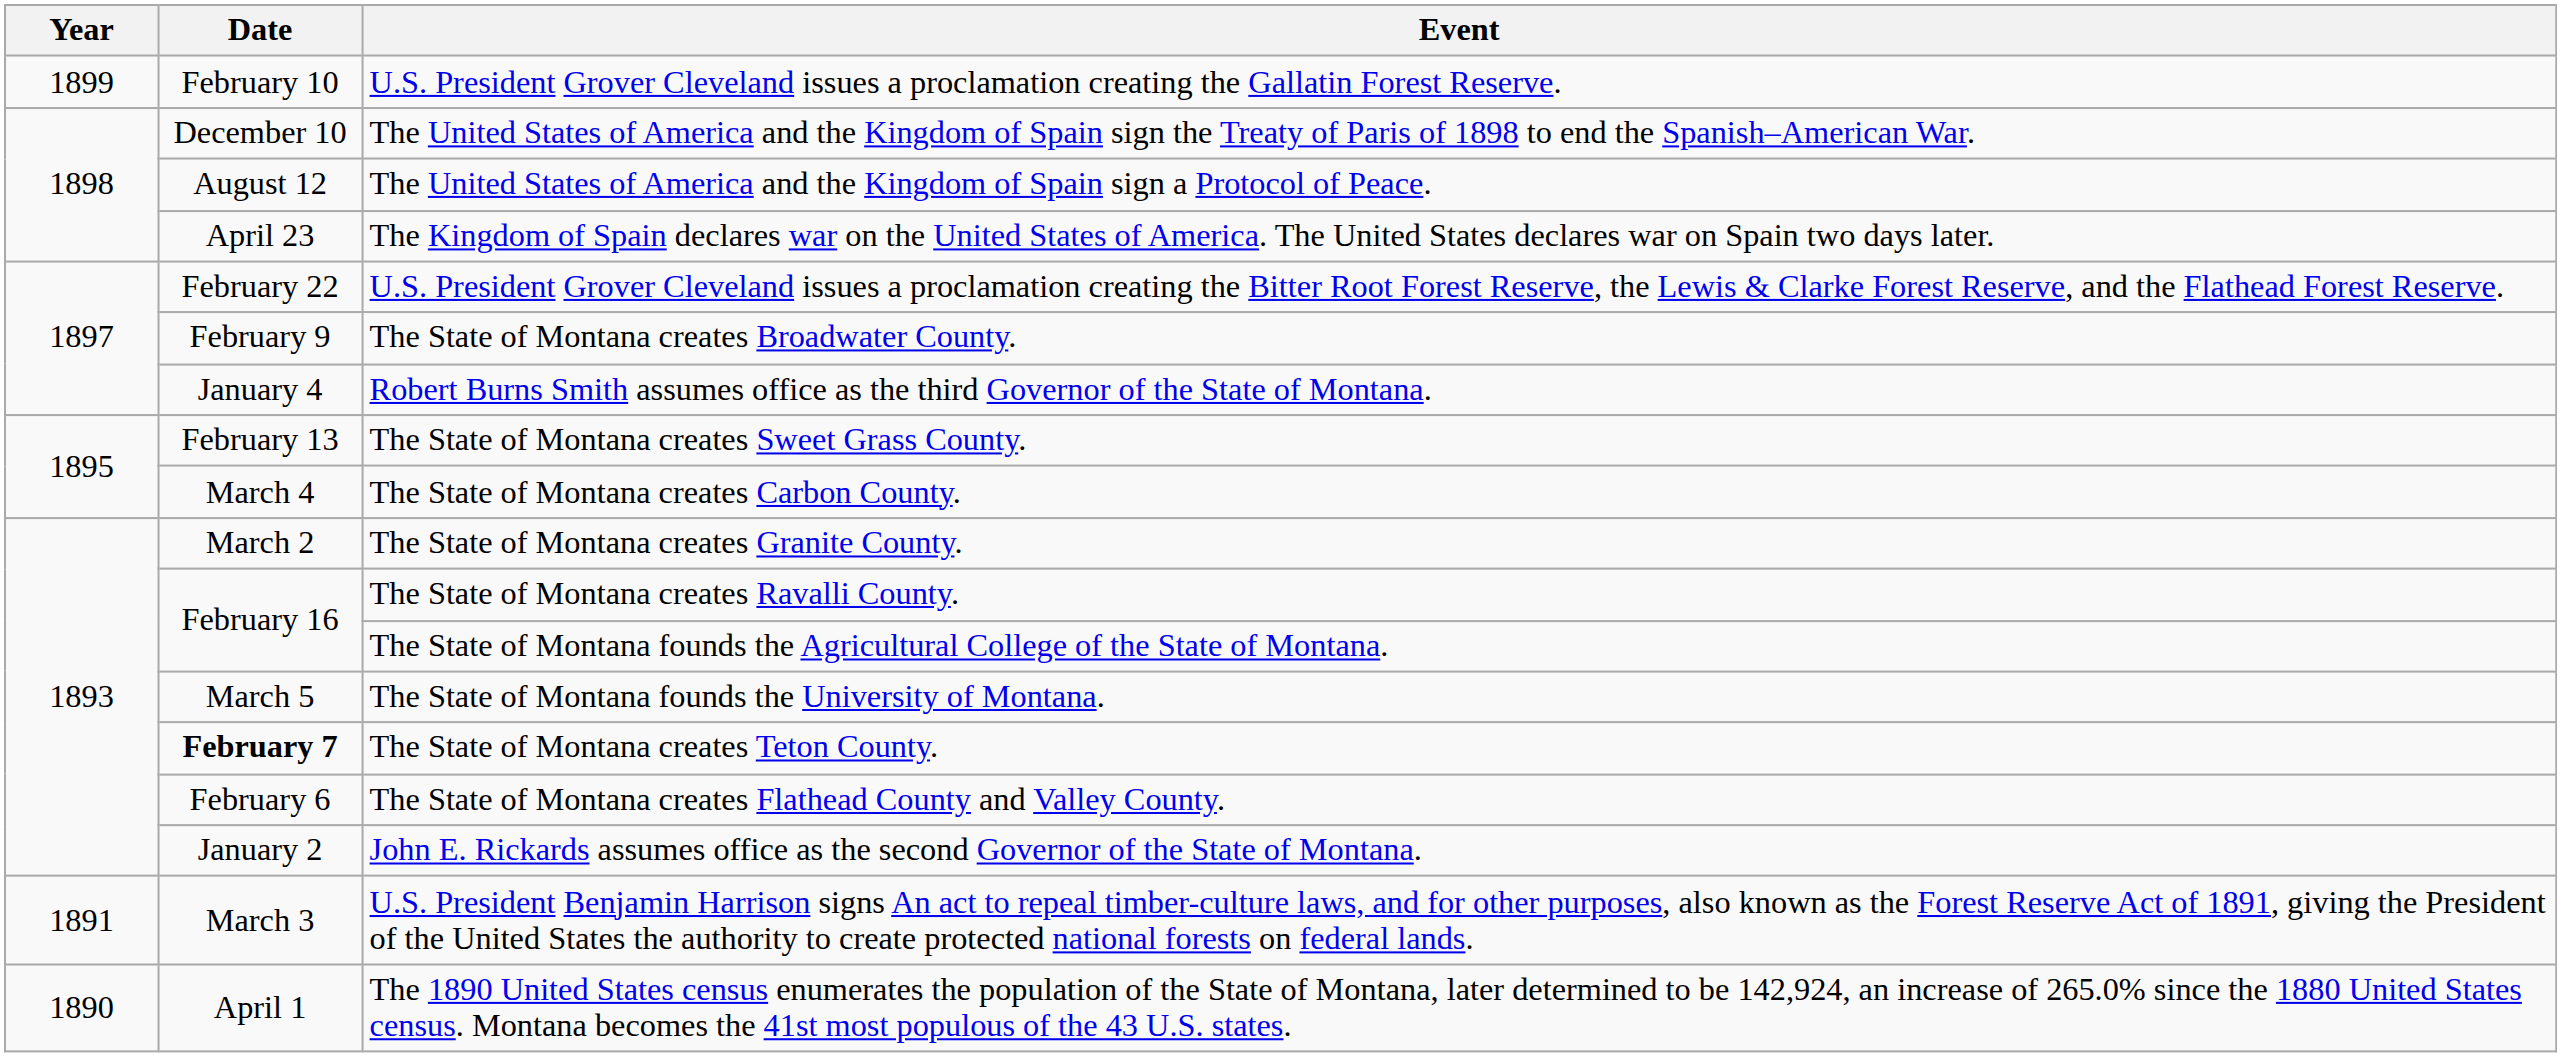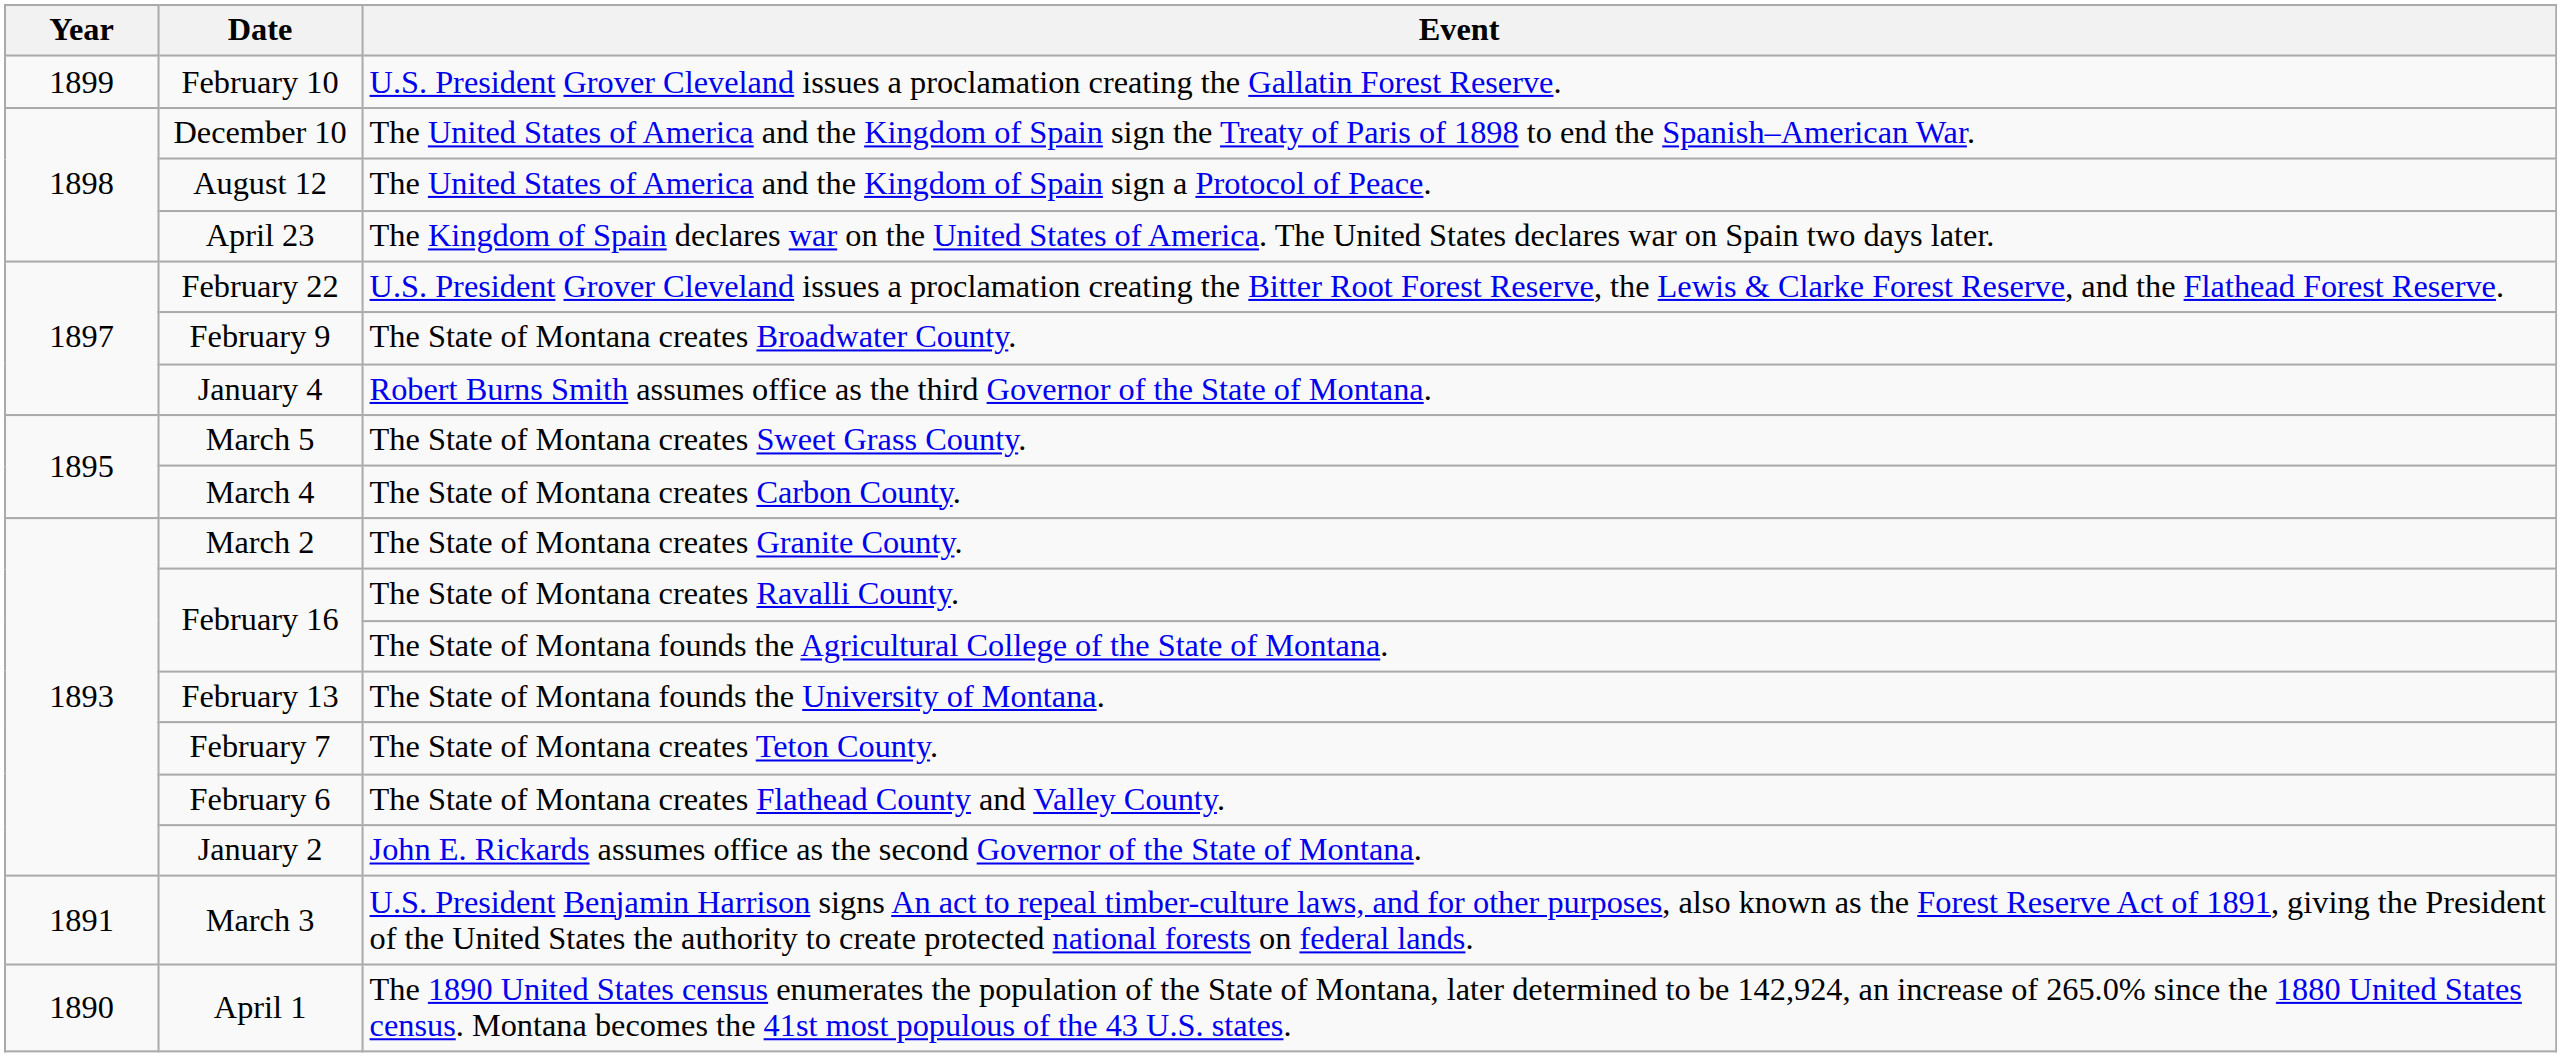(260, 440) February 13 -> (260, 440) March 5
(260, 696) March 5 -> (260, 696) February 13
(260, 747) bold -> (260, 747) normal
